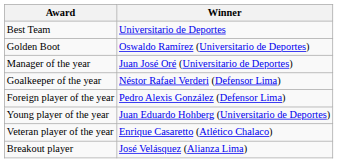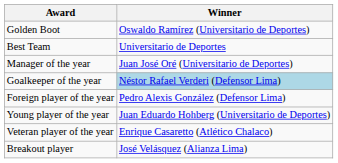rows swapped: (29, 29) <-> (33, 46)
(200, 80) no background -> (200, 80) lightblue background
